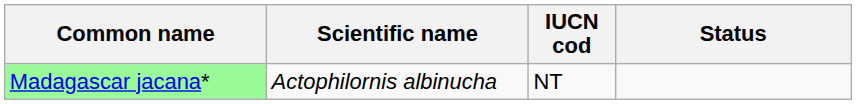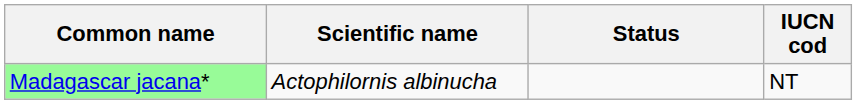columns swapped: (733, 34) <-> (572, 34)
